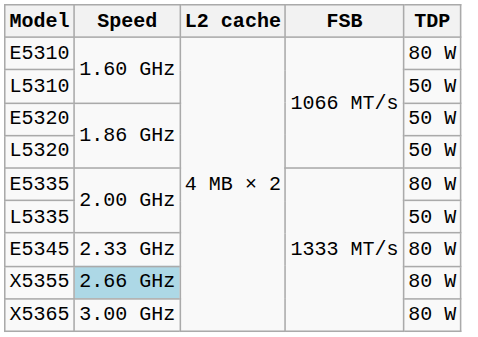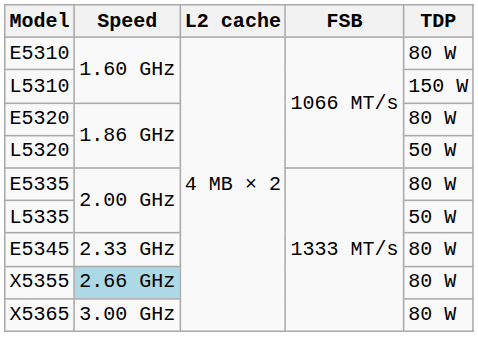(432, 86) 50 W -> (438, 86) 150 W
(432, 119) 50 W -> (432, 119) 80 W
